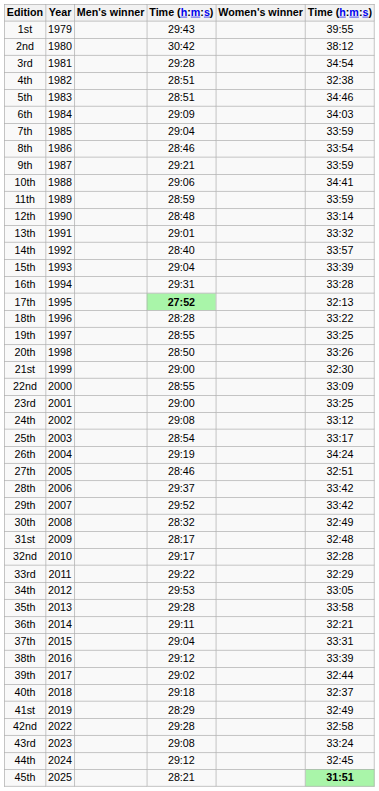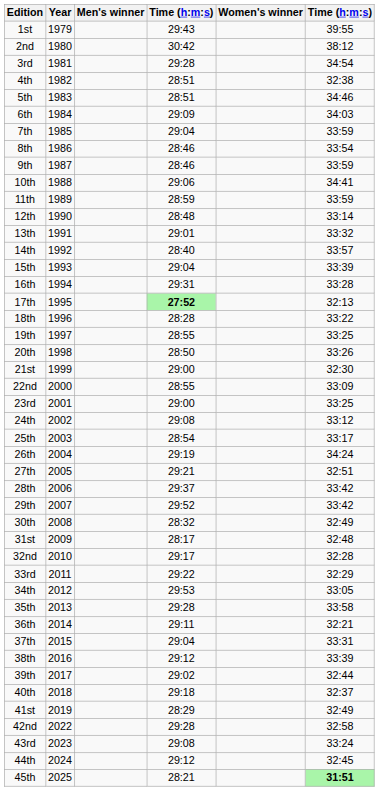(181, 166) 29:21 -> (181, 166) 28:46
(181, 472) 28:46 -> (181, 472) 29:21
